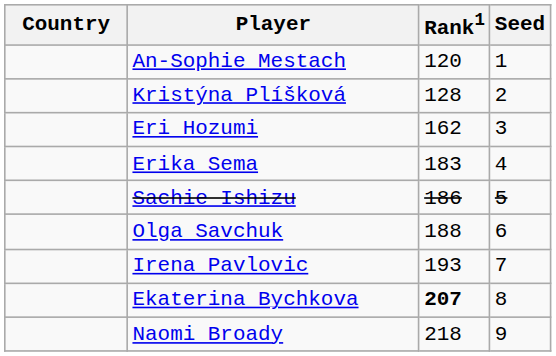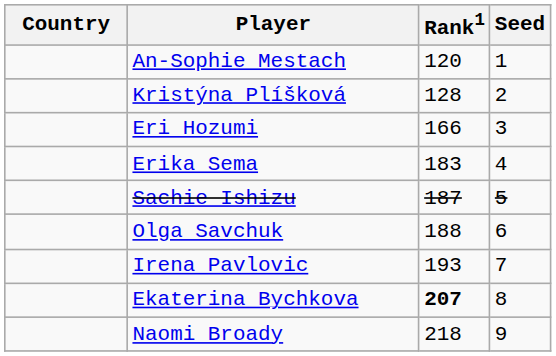(443, 130) 162 -> (443, 130) 166
(443, 198) 186 -> (443, 198) 187
